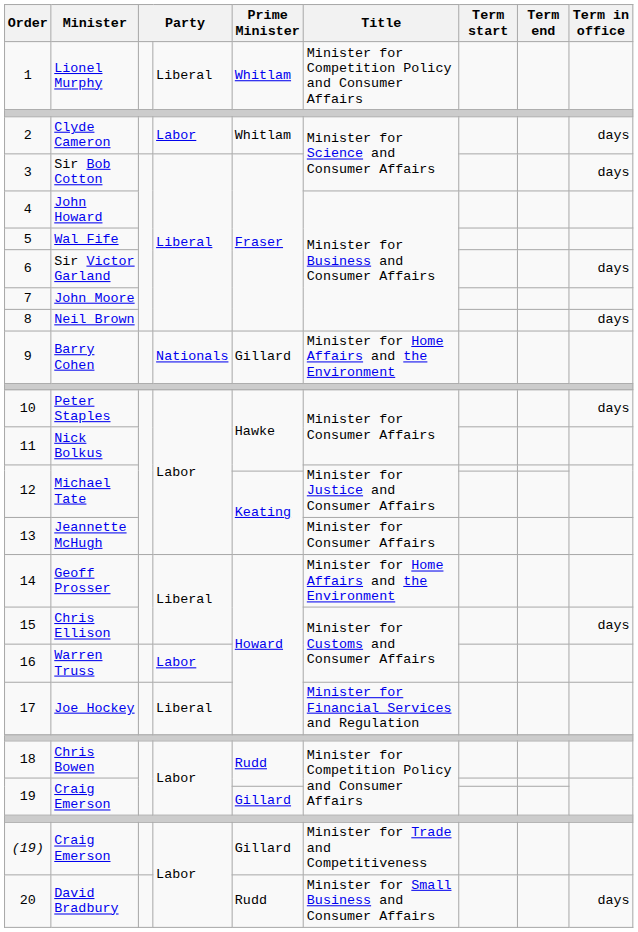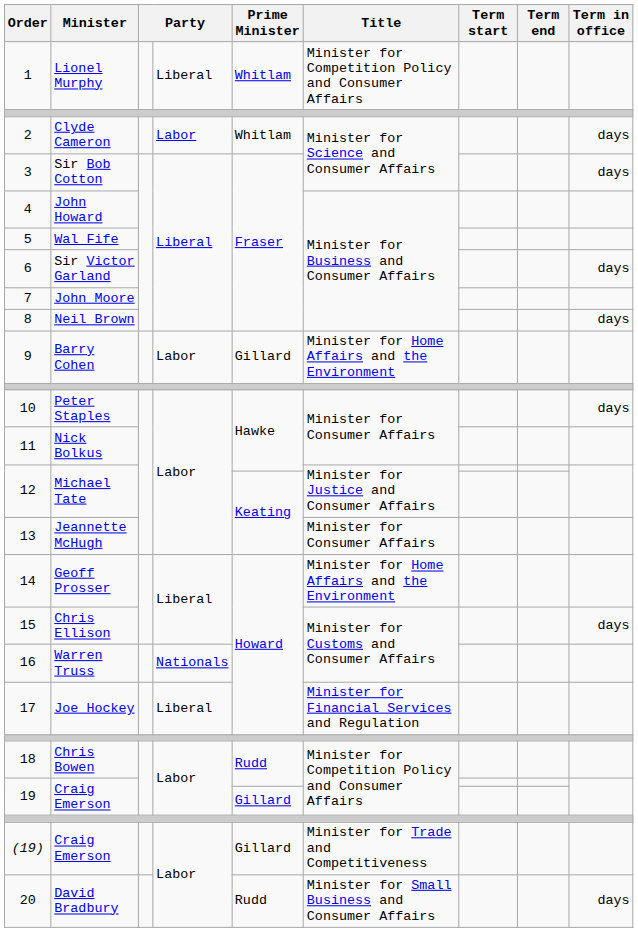(192, 357) Nationals -> (176, 357) Labor
(176, 663) Labor -> (192, 663) Nationals
